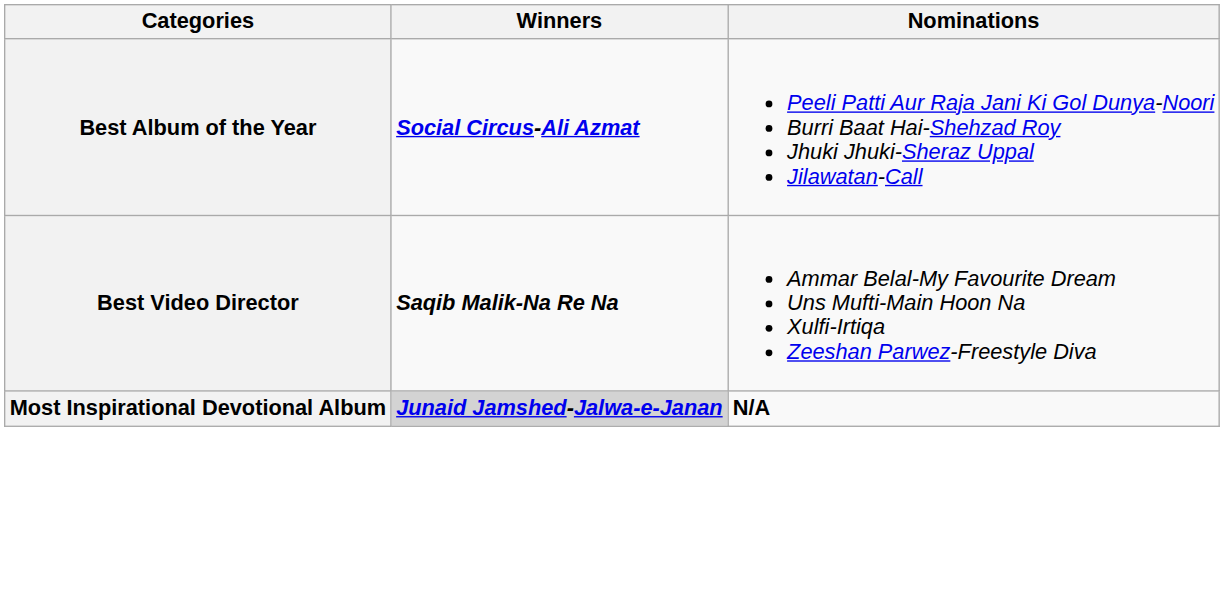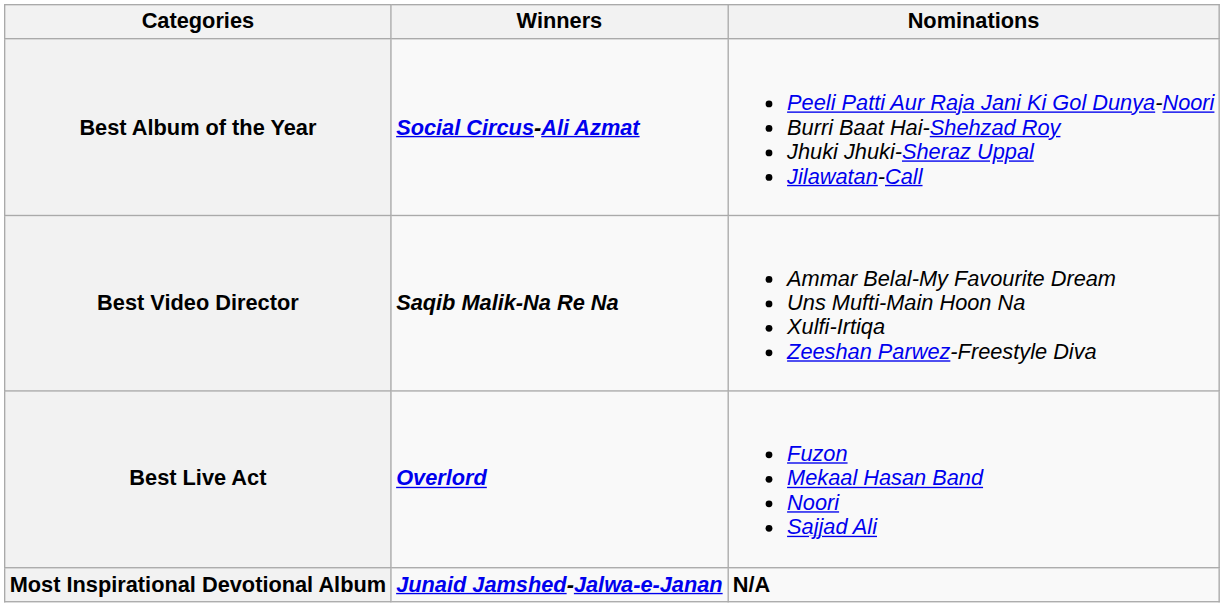+ row: (198, 478)
(559, 408) lightgrey background -> (559, 584) no background
